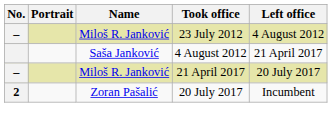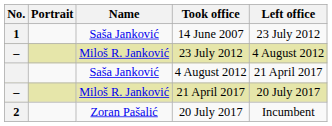+ row: (211, 33)
